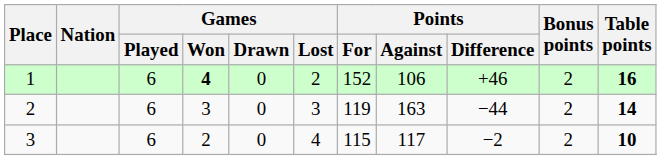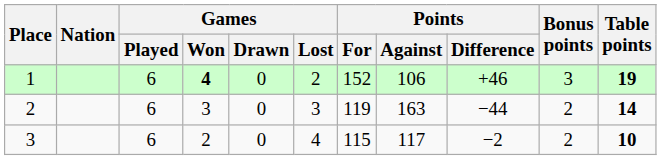(568, 79) 2 -> (568, 79) 3
(627, 79) 16 -> (627, 79) 19
